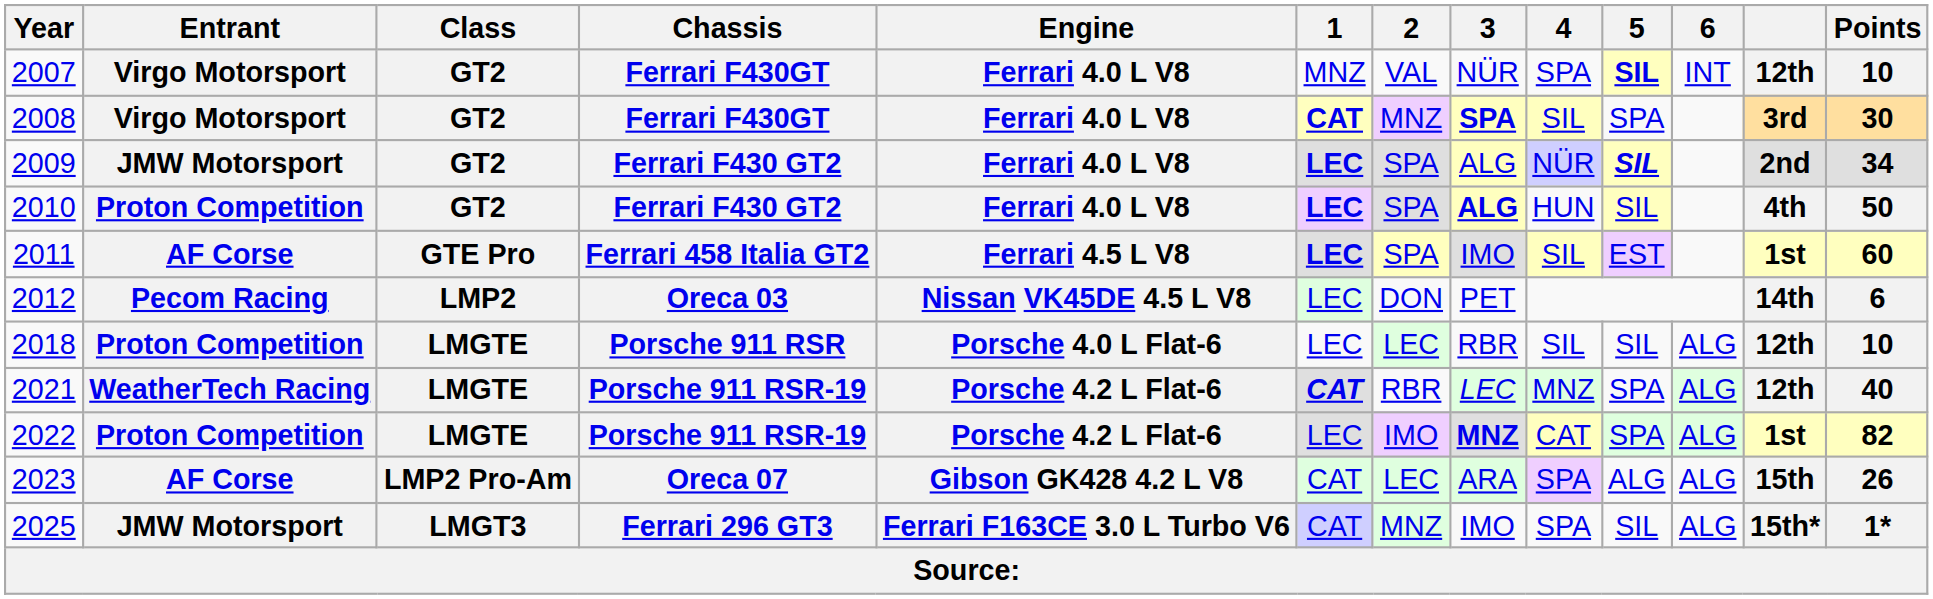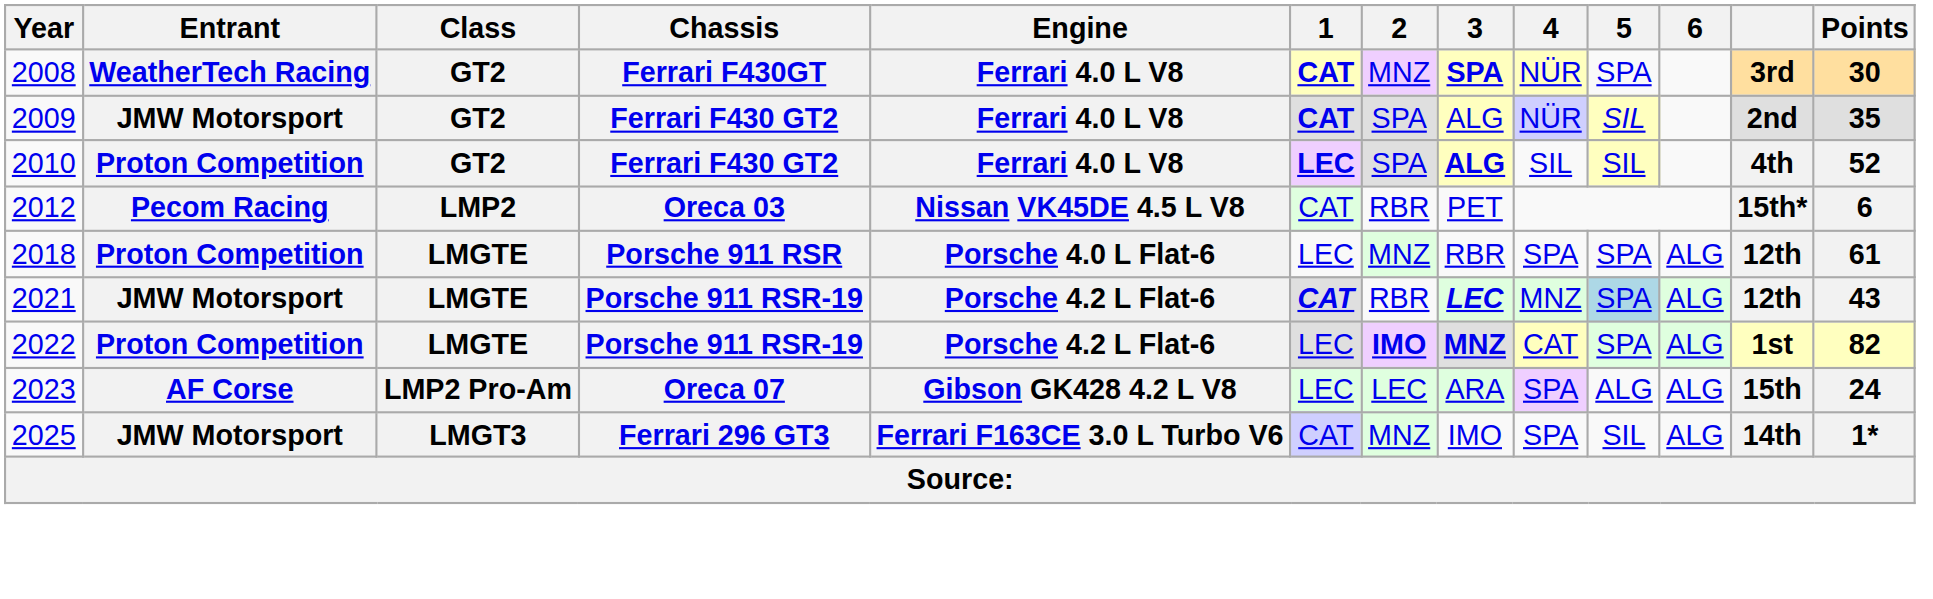- row: (44, 72)
(230, 118) Virgo Motorsport -> (230, 72) WeatherTech Racing
(1563, 118) SIL -> (1551, 72) NÜR
(1335, 163) LEC -> (1326, 118) CAT
(1637, 163) bold -> (1624, 118) normal
(1878, 163) 34 -> (1865, 118) 35
(1563, 208) HUN -> (1551, 163) SIL
(1878, 208) 50 -> (1865, 163) 52
- row: (44, 253)
(1335, 299) LEC -> (1326, 208) CAT
(1411, 299) DON -> (1399, 208) RBR
(1785, 299) 14th -> (1772, 208) 15th*
(1411, 344) LEC -> (1399, 253) MNZ
(1563, 344) SIL -> (1551, 253) SPA
(1637, 344) SIL -> (1624, 253) SPA
(1878, 344) 10 -> (1865, 253) 61
(230, 389) WeatherTech Racing -> (230, 299) JMW Motorsport
(1488, 389) normal -> (1475, 299) bold
(1637, 389) no background -> (1624, 299) lightblue background
(1878, 389) 40 -> (1865, 299) 43
(1411, 434) normal -> (1399, 344) bold
(1335, 480) CAT -> (1326, 389) LEC
(1878, 480) 26 -> (1865, 389) 24
(1785, 525) 15th* -> (1772, 434) 14th
